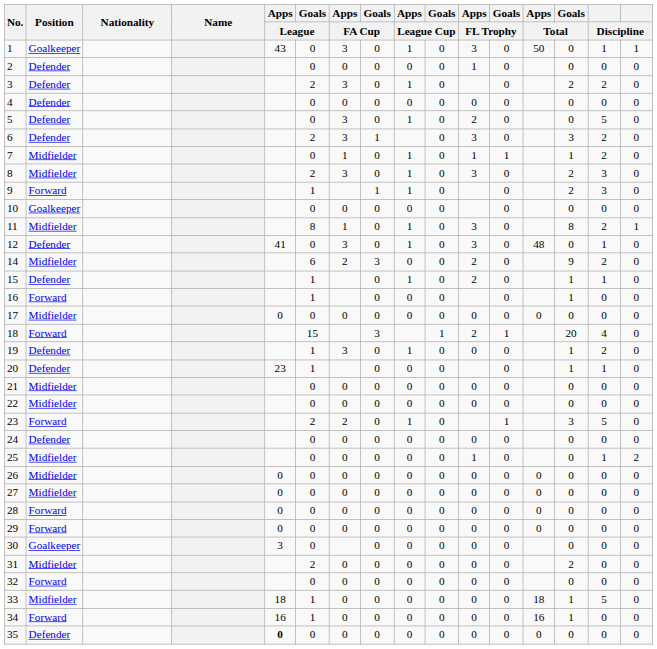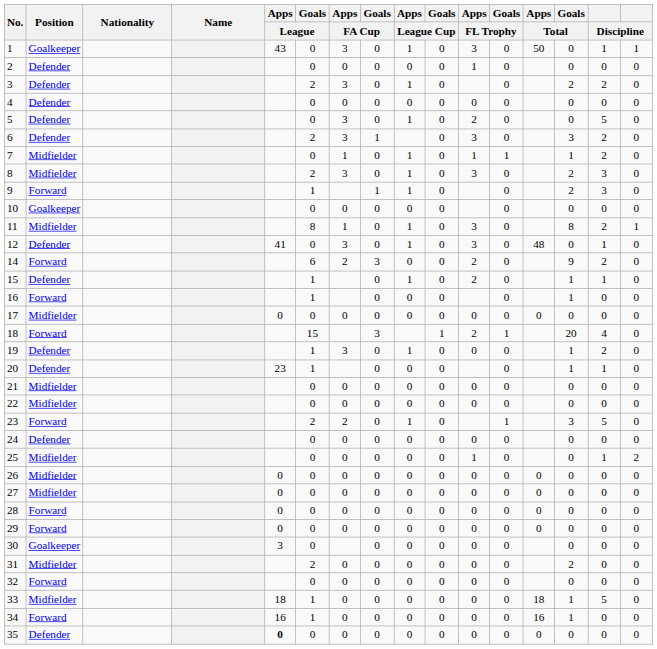(53, 262) Midfielder -> (48, 262) Forward
